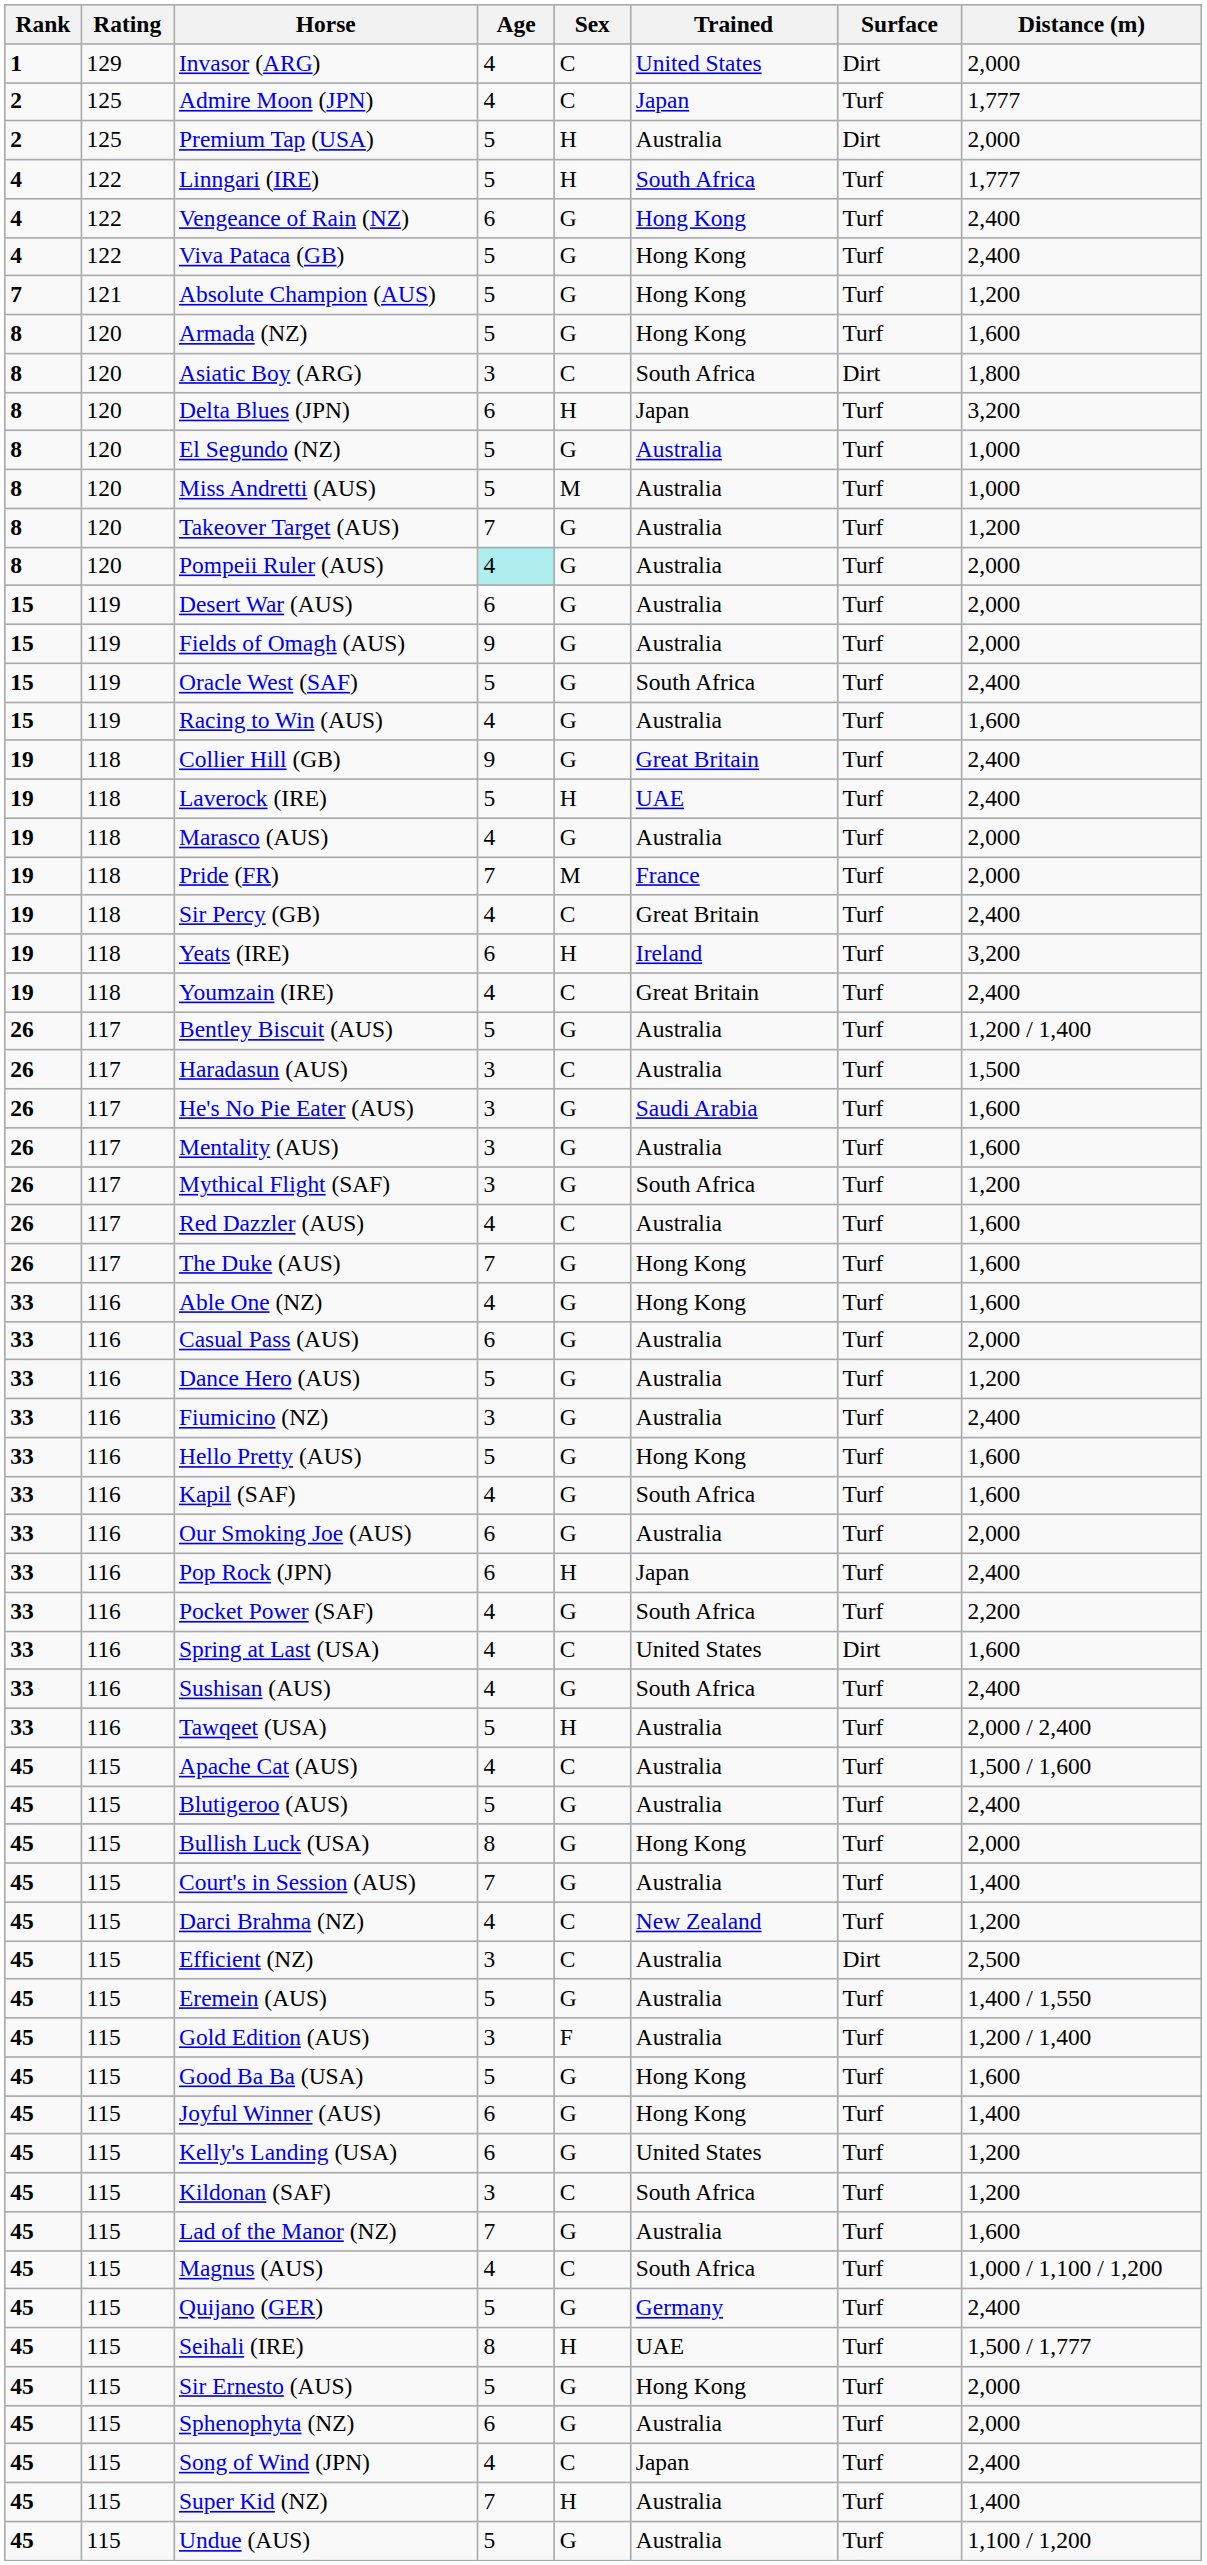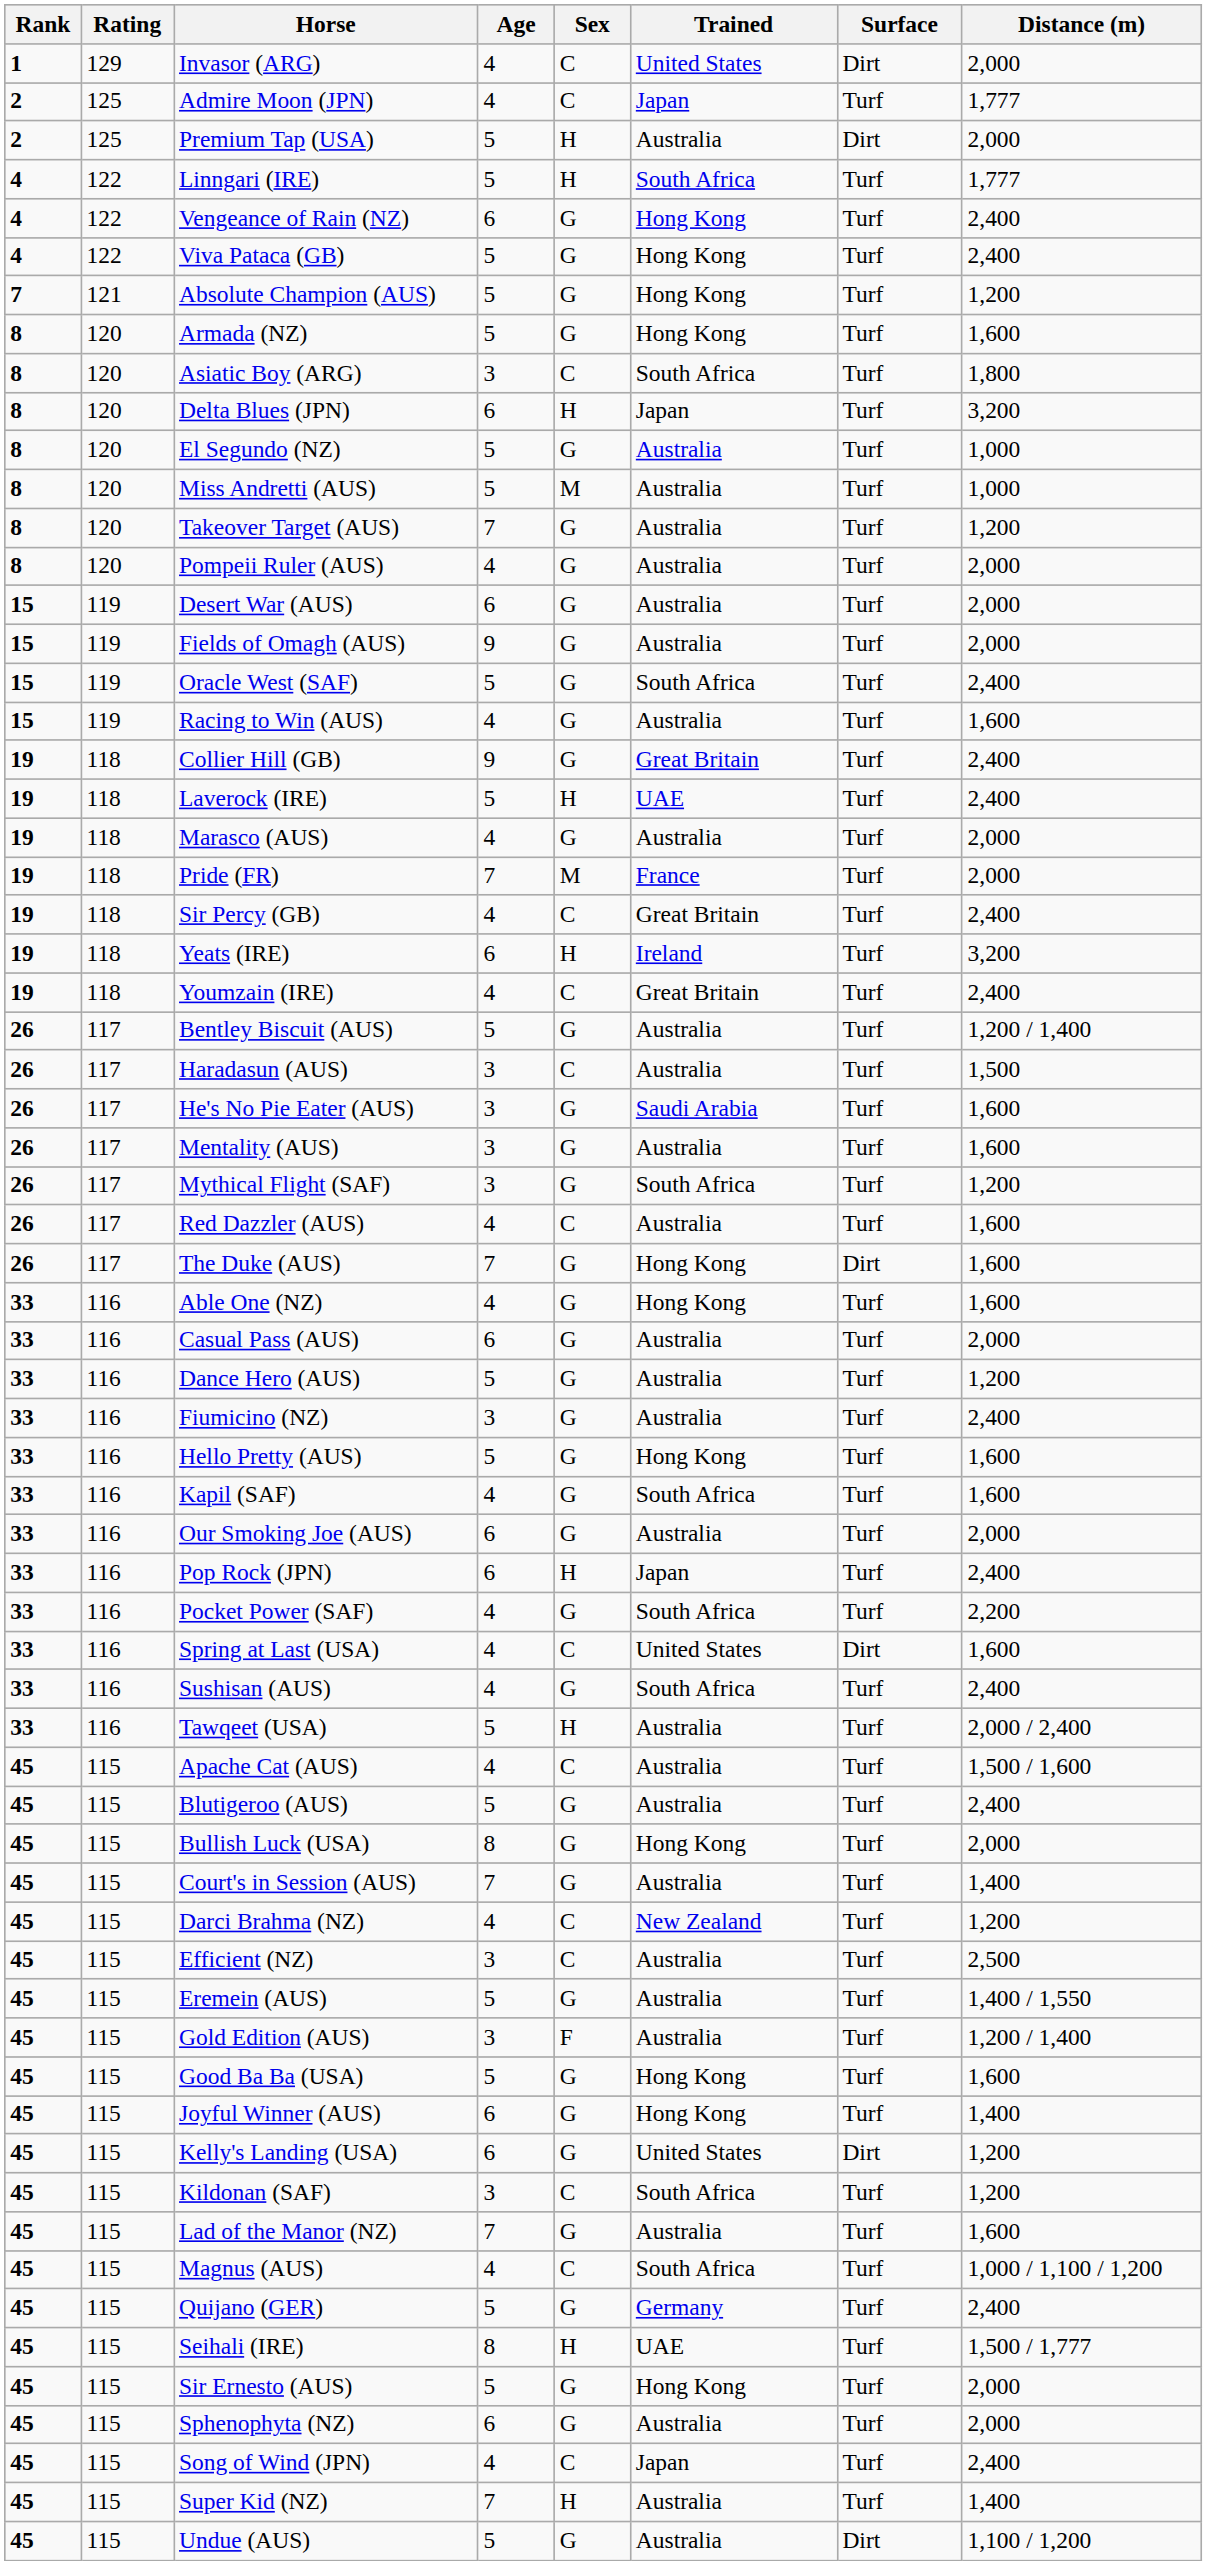(861, 372) Dirt -> (863, 372) Turf
(489, 566) paleturquoise background -> (489, 566) no background
(863, 1263) Turf -> (861, 1263) Dirt
(861, 1959) Dirt -> (863, 1959) Turf
(863, 2153) Turf -> (861, 2153) Dirt
(863, 2540) Turf -> (861, 2540) Dirt
